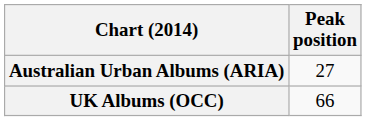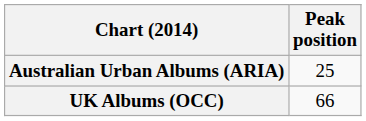(325, 70) 27 -> (325, 70) 25
